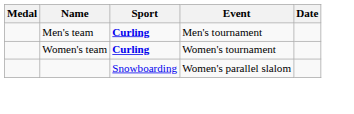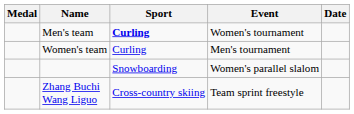(222, 32) Men's tournament -> (257, 32) Women's tournament
(131, 50) bold -> (129, 50) normal
(229, 50) Women's tournament -> (250, 50) Men's tournament
+ row: (71, 93)
